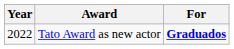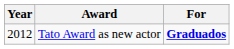(20, 34) 2022 -> (20, 34) 2012
